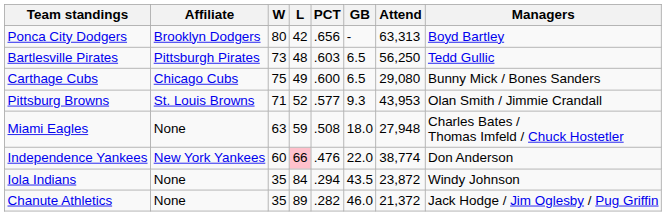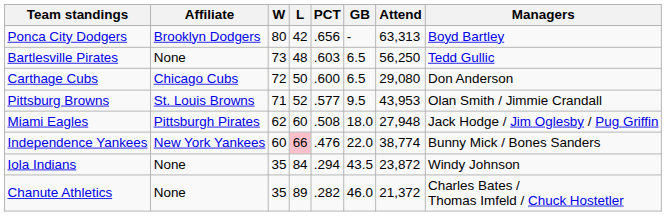(207, 57) Pittsburgh Pirates -> (170, 57) None
(279, 79) 75 -> (279, 79) 72
(300, 79) 49 -> (300, 79) 50
(514, 79) Bunny Mick / Bones Sanders -> (471, 79) Don Anderson
(356, 100) 9.3 -> (356, 100) 9.5
(170, 129) None -> (207, 121) Pittsburgh Pirates
(279, 129) 63 -> (279, 121) 62
(300, 129) 59 -> (300, 121) 60
(526, 129) Charles Bates / Thomas Imfeld / Chuck Hostetler -> (543, 121) Jack Hodge / Jim Oglesby / Pug Griffin
(471, 158) Don Anderson -> (514, 143) Bunny Mick / Bones Sanders
(543, 200) Jack Hodge / Jim Oglesby / Pug Griffin -> (526, 193) Charles Bates / Thomas Imfeld / Chuck Hostetler
